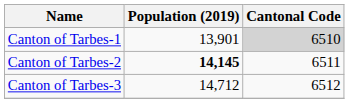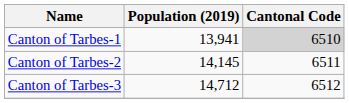(219, 39) 13,901 -> (219, 39) 13,941
(219, 62) bold -> (219, 62) normal
